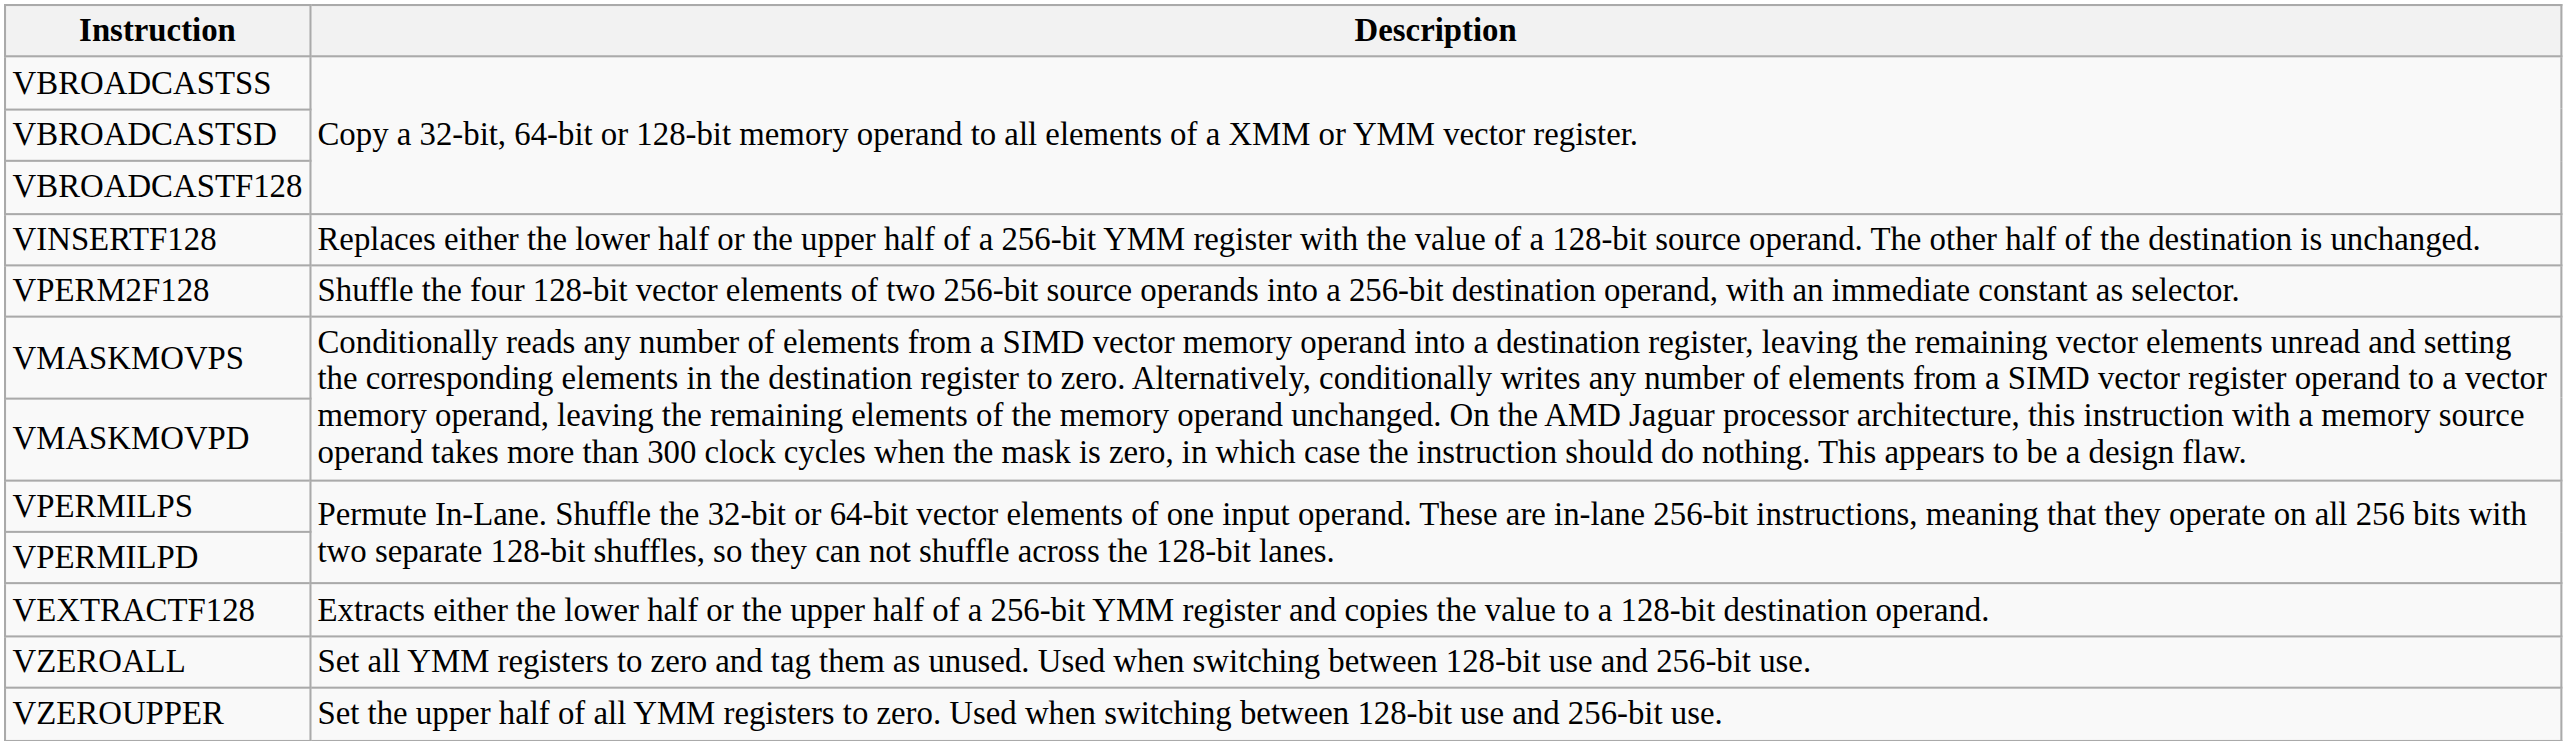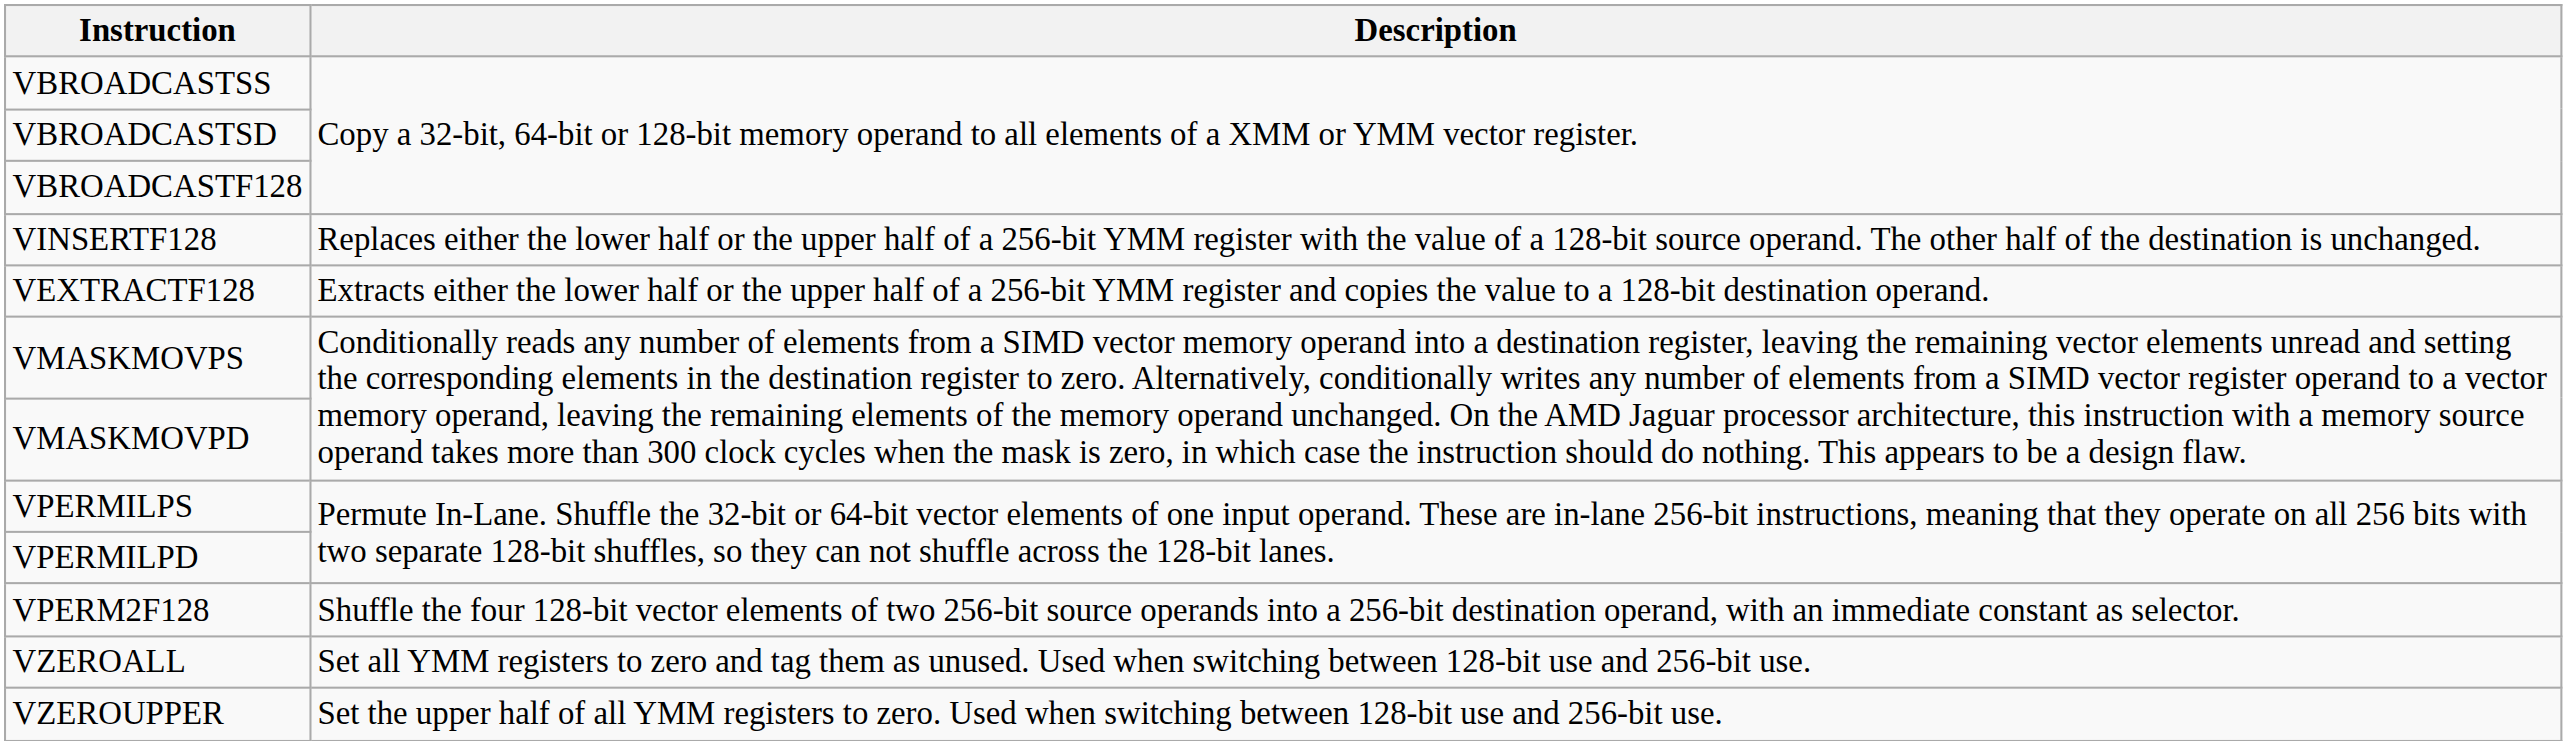rows swapped: (134, 609) <-> (111, 290)
